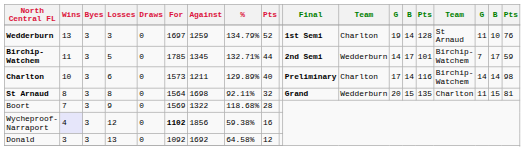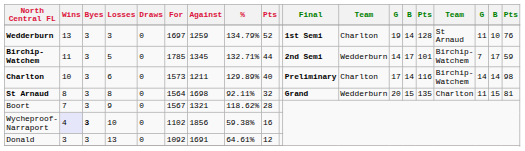(176, 106) 1569 -> (176, 106) 1567
(199, 106) 1322 -> (199, 106) 1321
(243, 106) 118.68% -> (243, 106) 118.62%
(87, 123) normal -> (87, 123) bold
(112, 123) 12 -> (112, 123) 10
(176, 123) bold -> (176, 123) normal
(199, 140) 1692 -> (199, 140) 1691
(240, 140) 64.58% -> (240, 140) 64.61%
